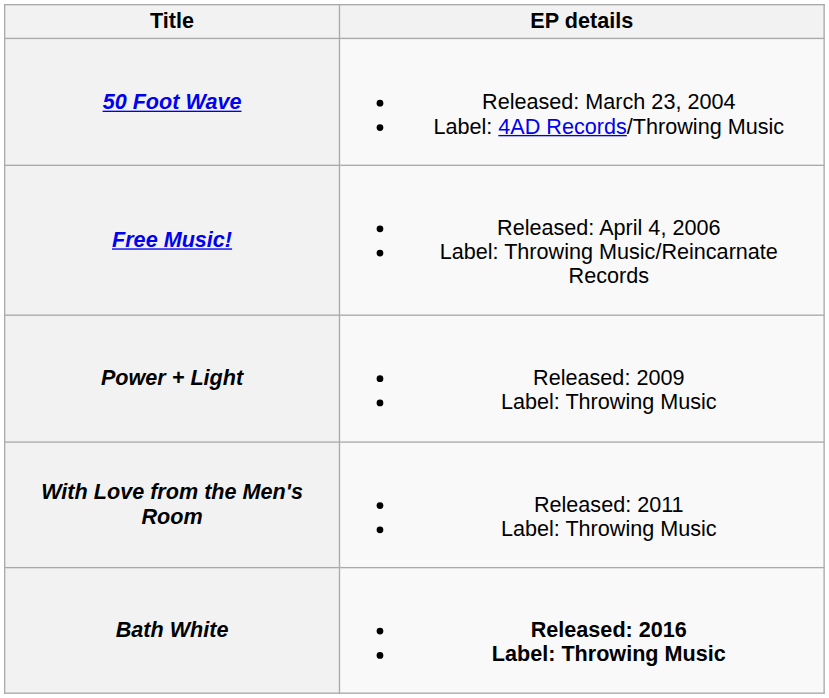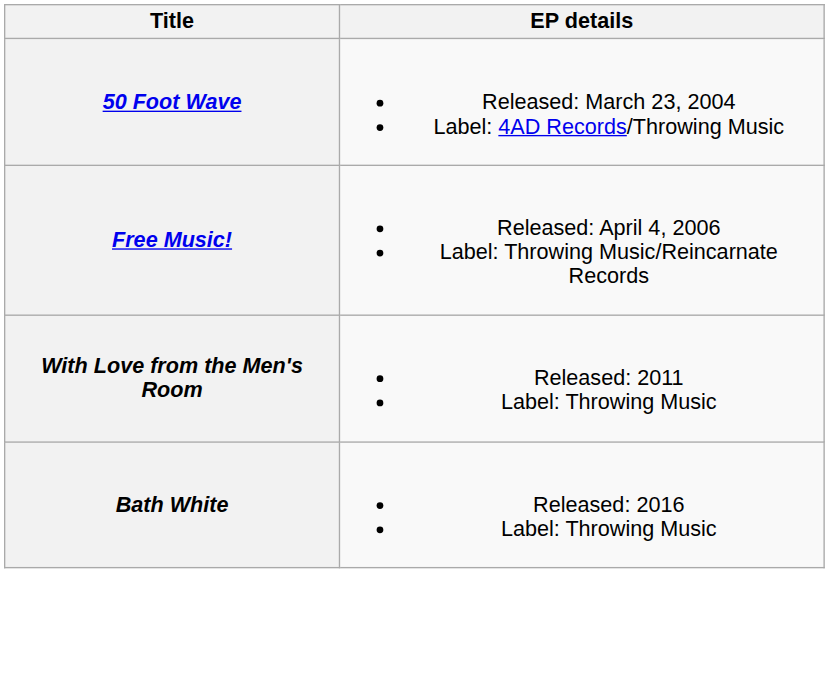- row: (172, 378)
(582, 643) bold -> (582, 517) normal
